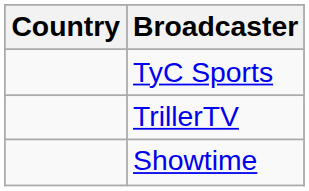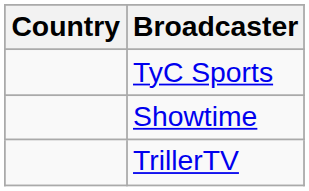rows swapped: (186, 116) <-> (195, 161)
